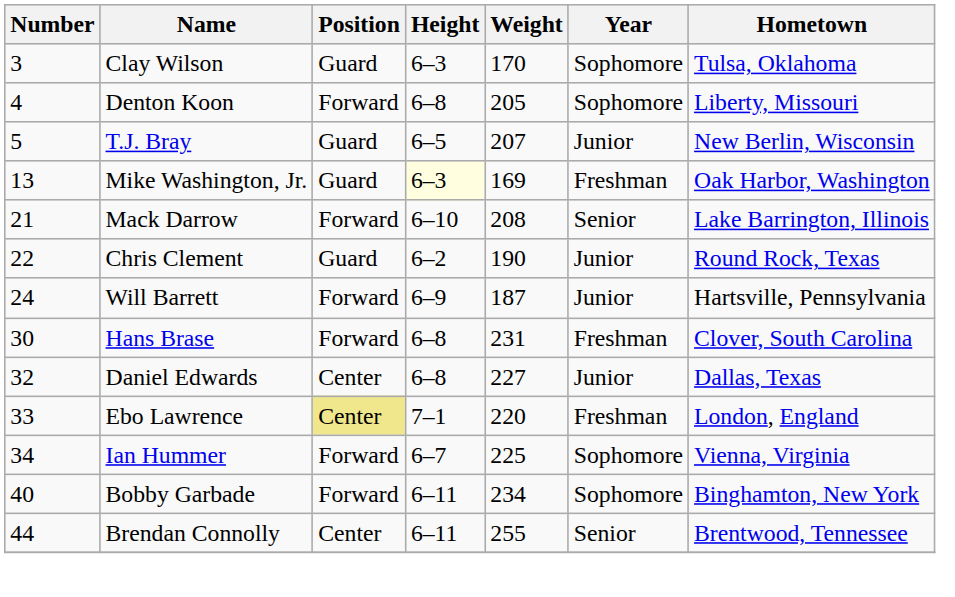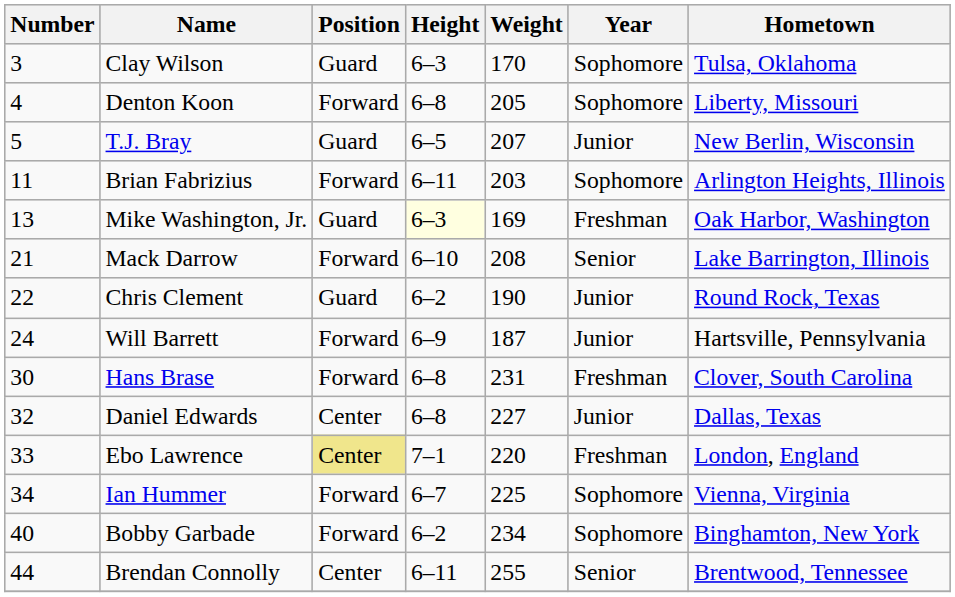+ row: (179, 180)
(434, 493) 6–11 -> (429, 532) 6–2
